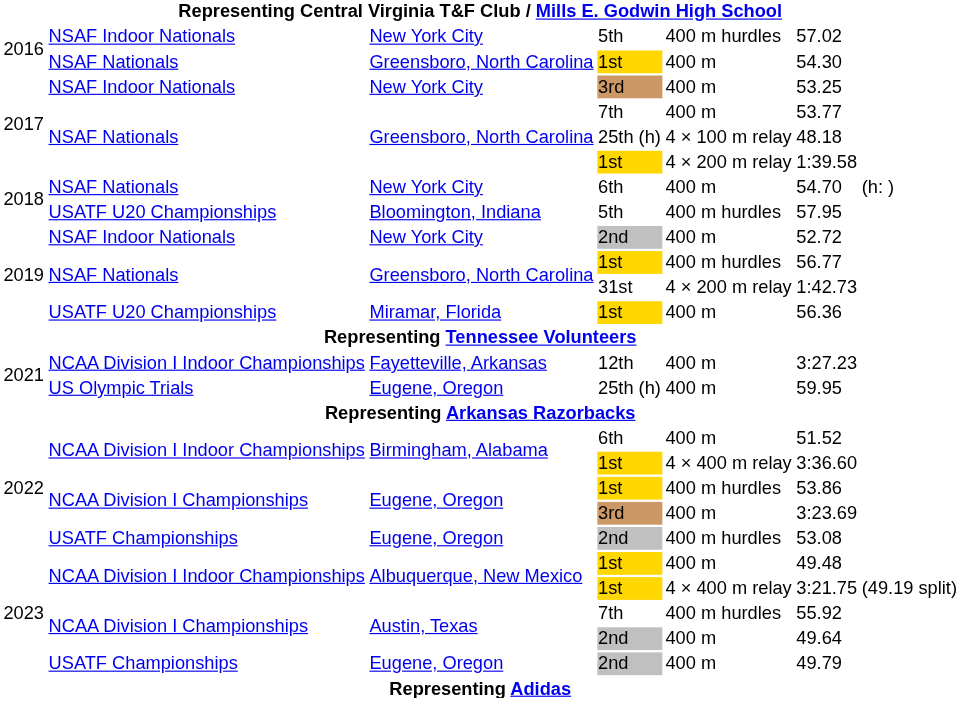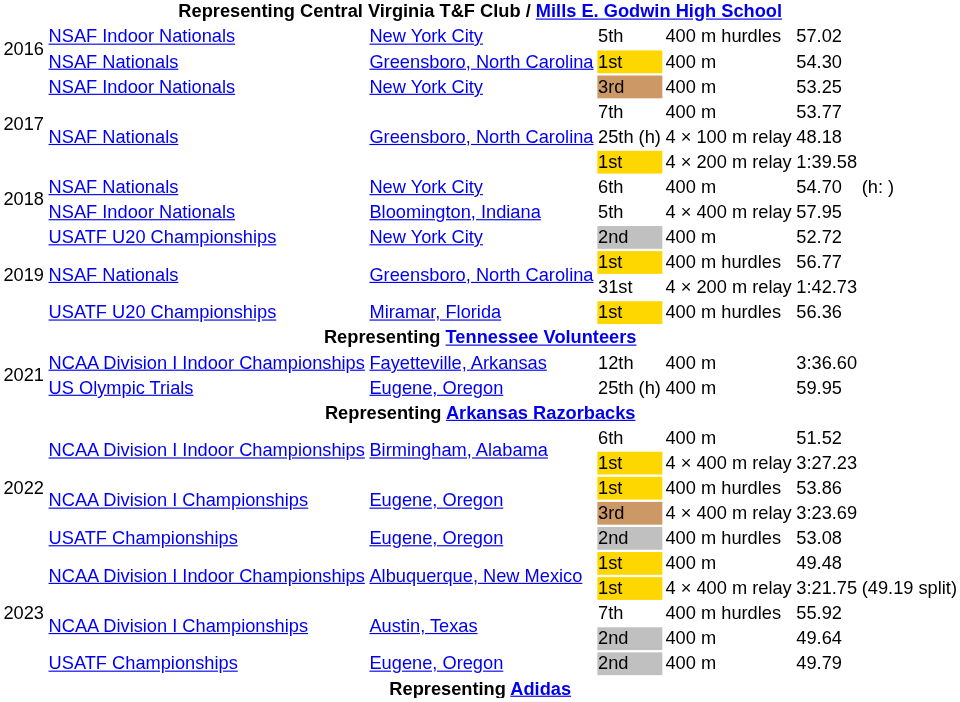(162, 212) USATF U20 Championships -> (142, 212) NSAF Indoor Nationals
(723, 212) 400 m hurdles -> (729, 212) 4 × 400 m relay
(142, 237) NSAF Indoor Nationals -> (162, 237) USATF U20 Championships
(691, 312) 400 m -> (723, 312) 400 m hurdles
(827, 362) 3:27.23 -> (827, 362) 3:36.60
(827, 463) 3:36.60 -> (827, 463) 3:27.23
(691, 513) 400 m -> (729, 513) 4 × 400 m relay
